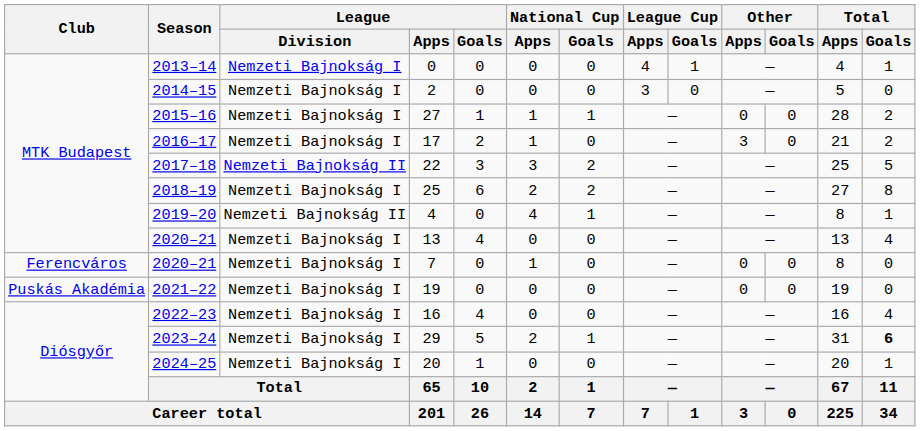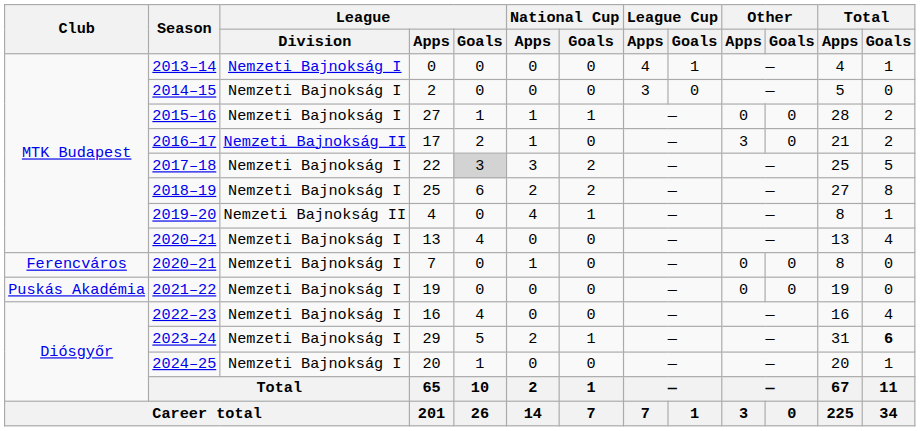(315, 141) Nemzeti Bajnokság I -> (315, 141) Nemzeti Bajnokság II
(315, 166) Nemzeti Bajnokság II -> (315, 166) Nemzeti Bajnokság I
(480, 166) no background -> (480, 166) lightgrey background
